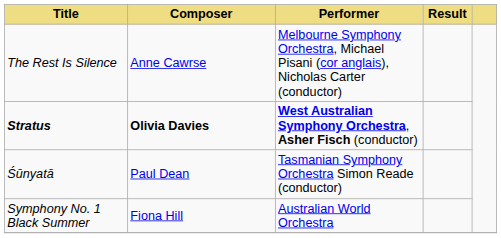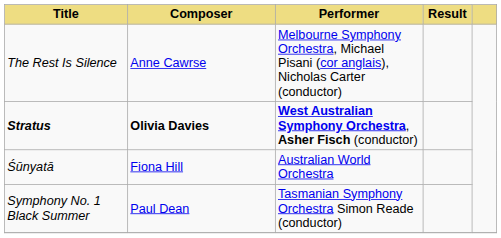(160, 174) Paul Dean -> (157, 167) Fiona Hill
(346, 174) Tasmanian Symphony Orchestra Simon Reade (conductor) -> (324, 167) Australian World Orchestra
(157, 215) Fiona Hill -> (160, 208) Paul Dean
(324, 215) Australian World Orchestra -> (346, 208) Tasmanian Symphony Orchestra Simon Reade (conductor)
